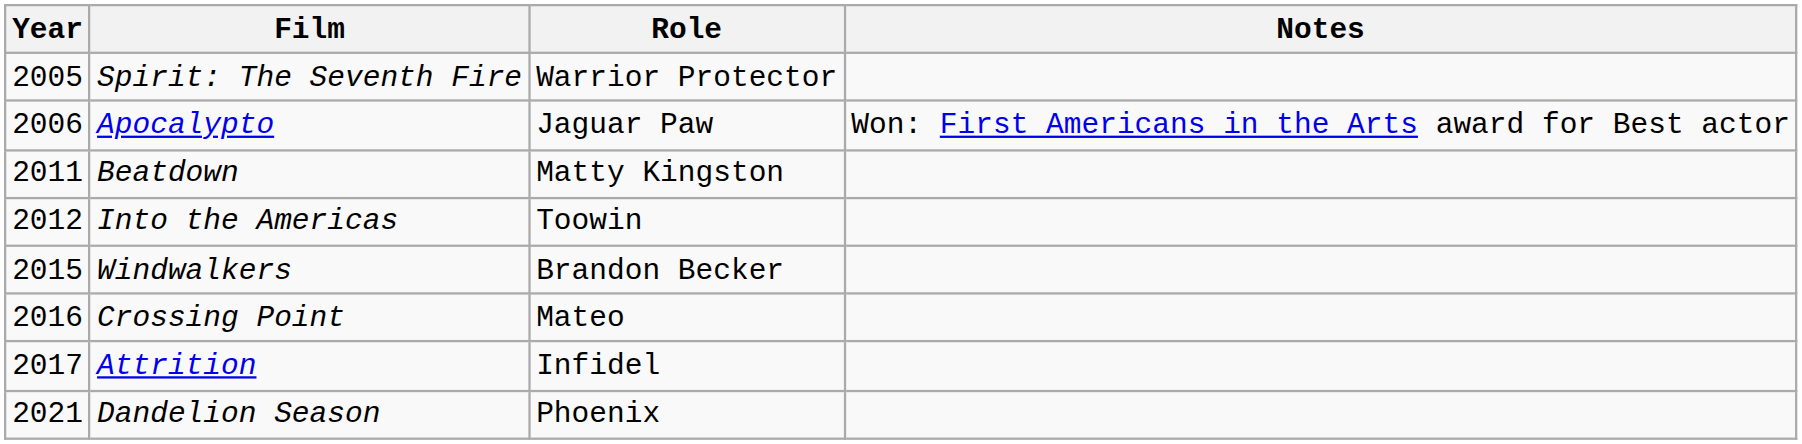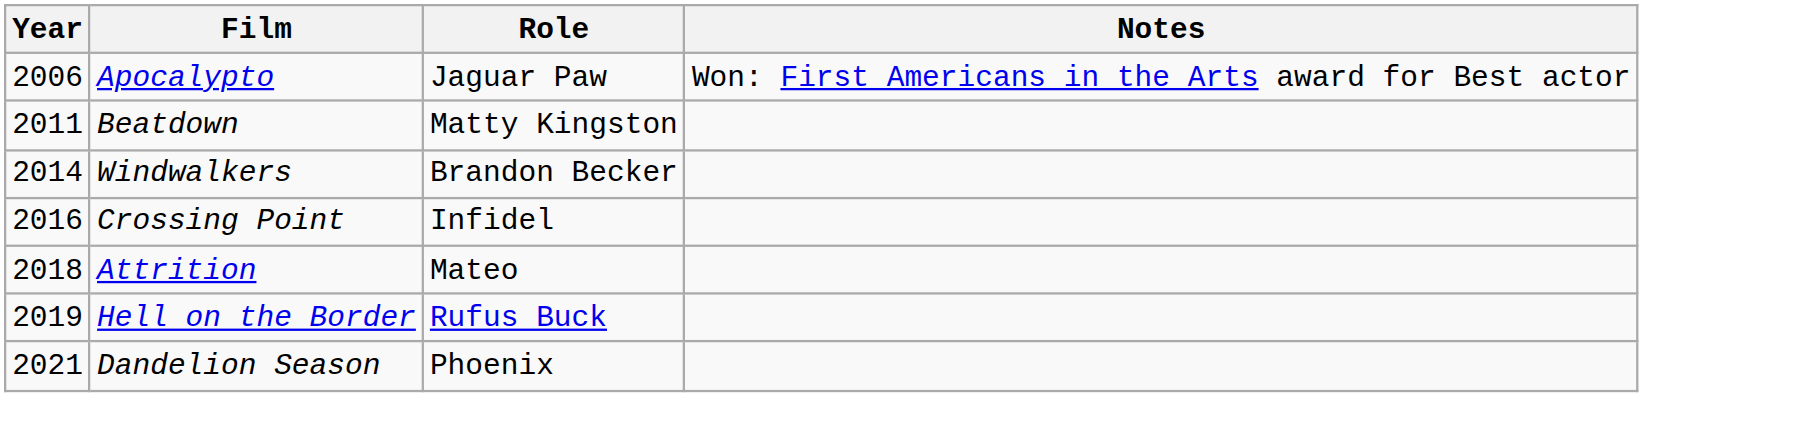- row: (310, 77)
- row: (248, 222)
(48, 270) 2015 -> (48, 173) 2014
(580, 318) Mateo -> (492, 222) Infidel
(48, 366) 2017 -> (48, 270) 2018
(598, 366) Infidel -> (474, 270) Mateo
+ row: (256, 318)
